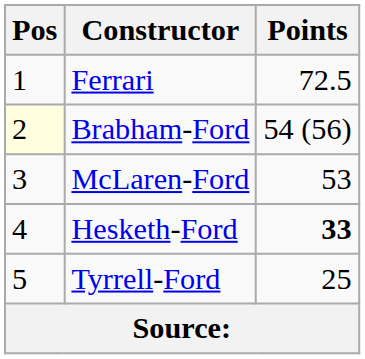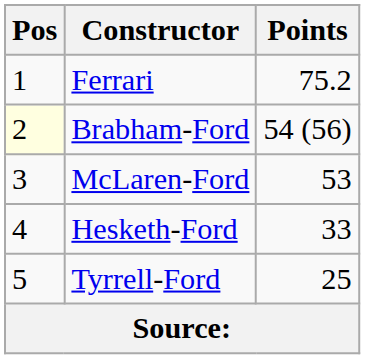(325, 79) 72.5 -> (325, 79) 75.2
(336, 229) bold -> (336, 229) normal
